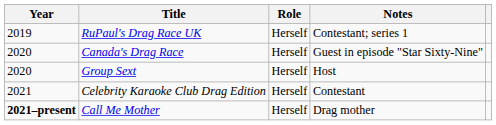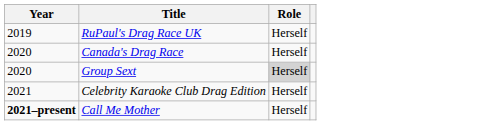- column: (398, 14)
(289, 71) no background -> (289, 71) lightgrey background
